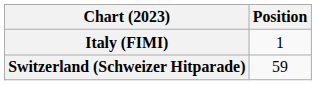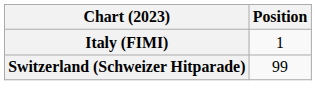(280, 67) 59 -> (280, 67) 99
